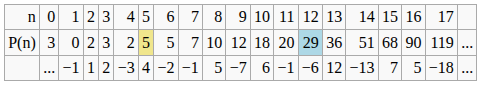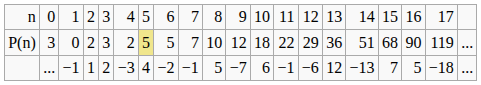(286, 42) 20 -> (286, 42) 22
(311, 42) lightblue background -> (311, 42) no background
